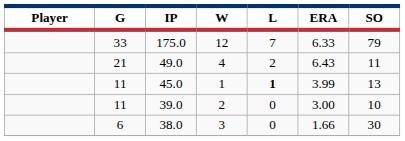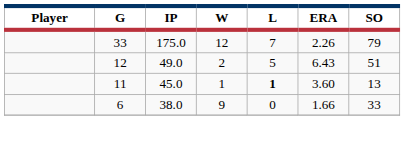(323, 42) 6.33 -> (323, 42) 2.26
(120, 63) 21 -> (120, 63) 12
(222, 63) 4 -> (222, 63) 2
(273, 63) 2 -> (273, 63) 5
(374, 63) 11 -> (374, 63) 51
(323, 83) 3.99 -> (323, 83) 3.60
- row: (171, 104)
(222, 125) 3 -> (222, 104) 9
(374, 125) 30 -> (374, 104) 33
